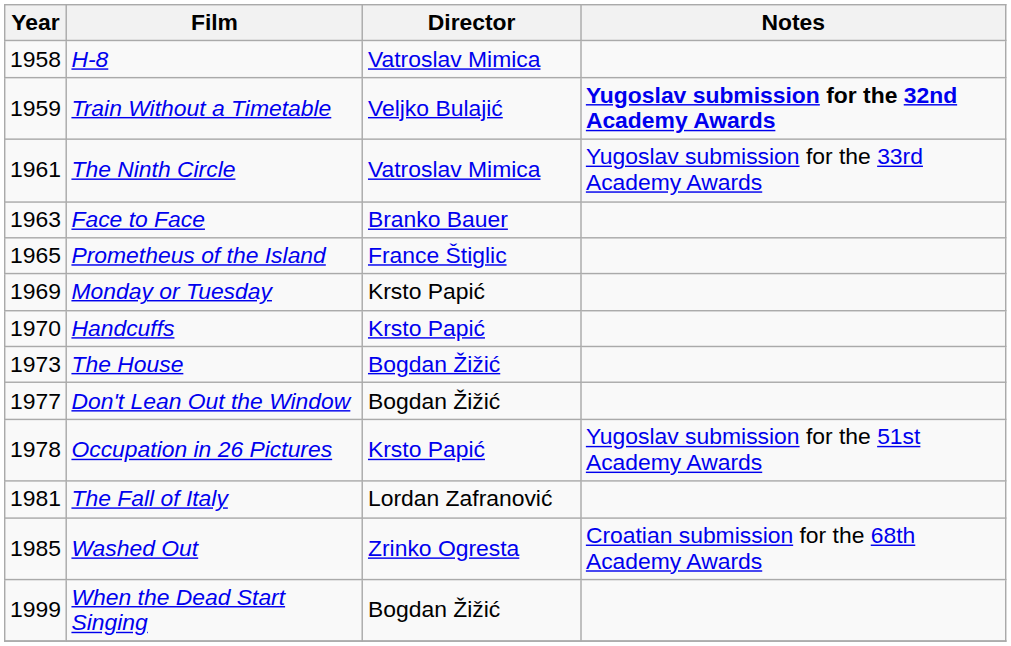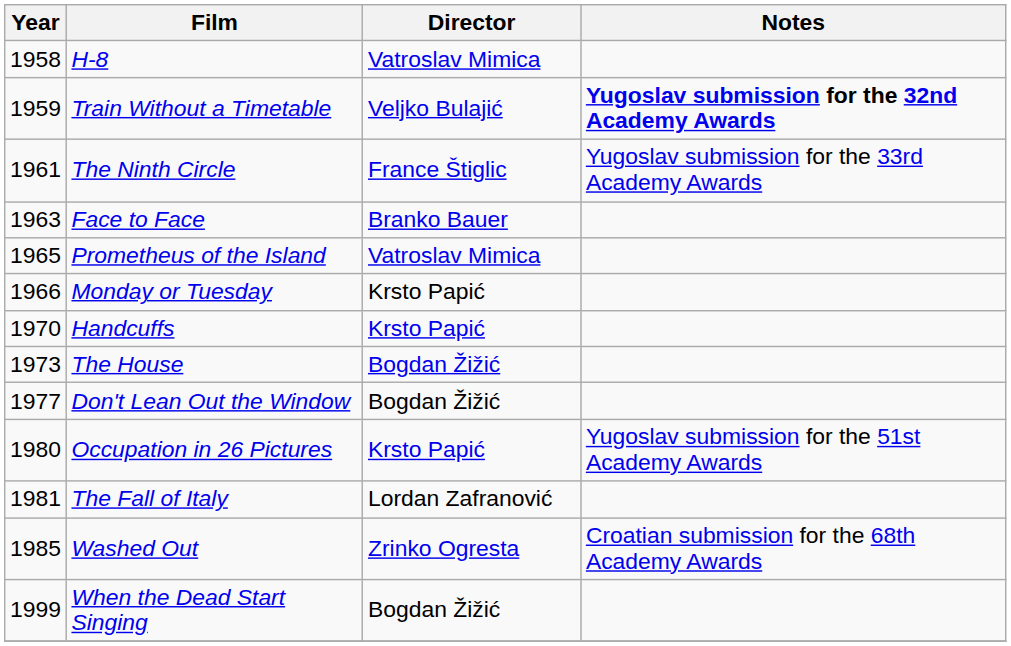(454, 170) Vatroslav Mimica -> (437, 170) France Štiglic
(437, 255) France Štiglic -> (454, 255) Vatroslav Mimica
(35, 291) 1969 -> (35, 291) 1966
(35, 449) 1978 -> (35, 449) 1980
